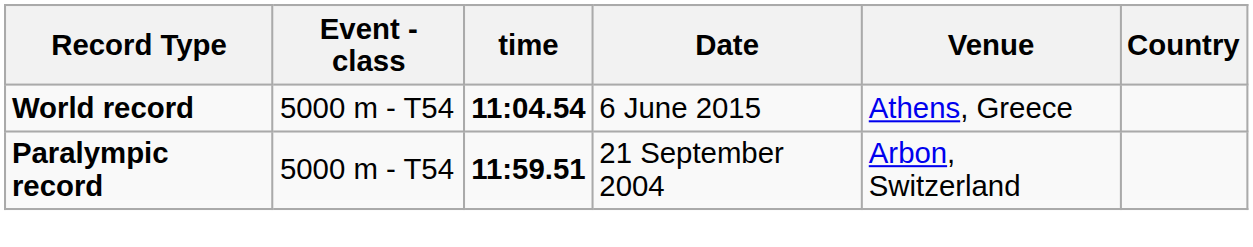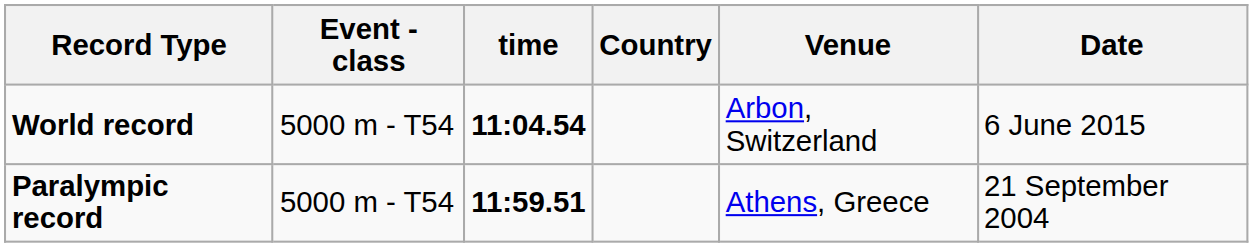columns swapped: (1183, 45) <-> (727, 45)
(971, 108) Athens, Greece -> (802, 124) Arbon, Switzerland
(945, 170) Arbon, Switzerland -> (828, 203) Athens, Greece
